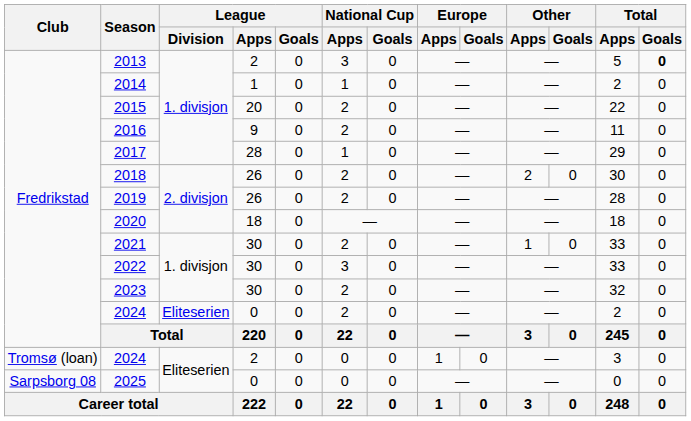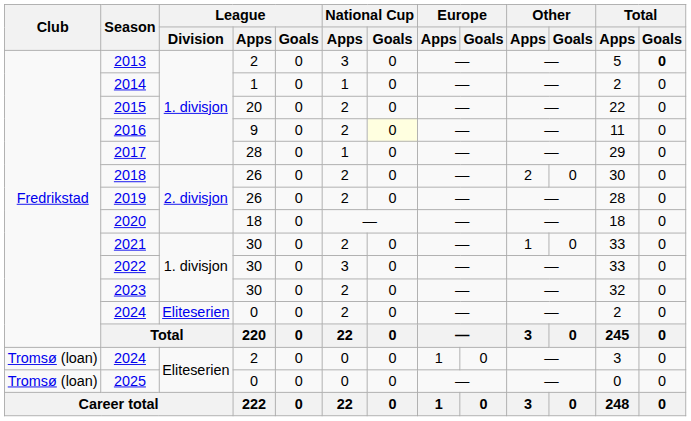(393, 130) no background -> (393, 130) lightyellow background
(53, 381) Sarpsborg 08 -> (53, 381) Tromsø (loan)
